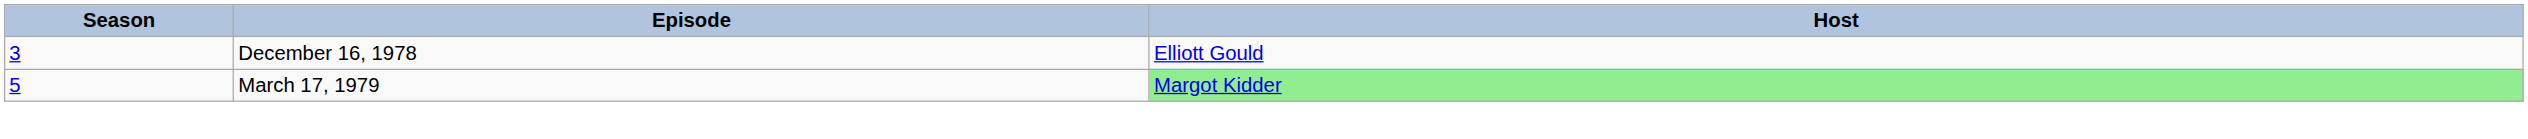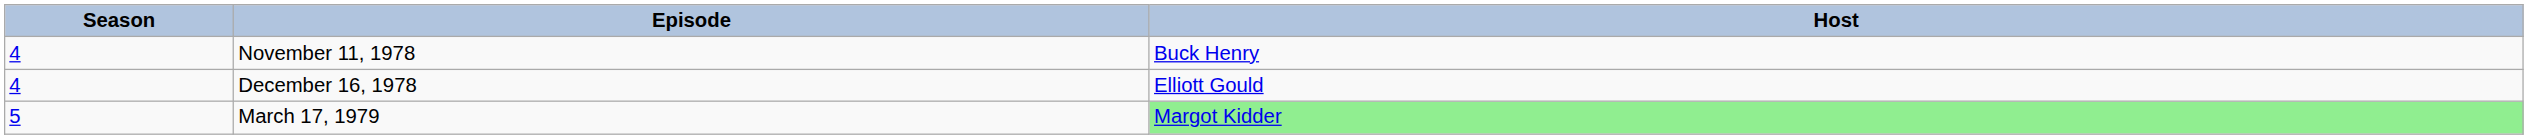+ row: (327, 52)
(15, 52) 3 -> (15, 85) 4
